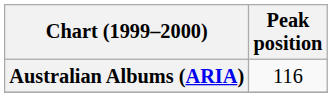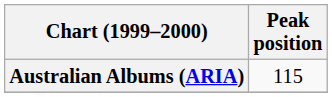(288, 75) 116 -> (288, 75) 115
